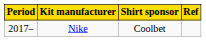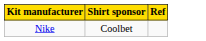- column: (21, 12)
